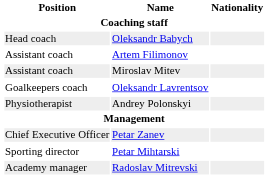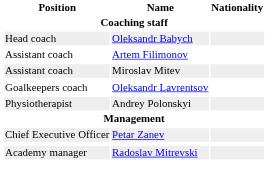- row: (146, 151)
